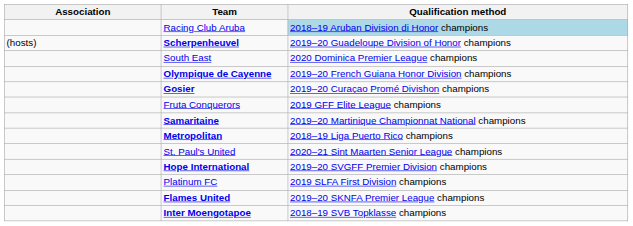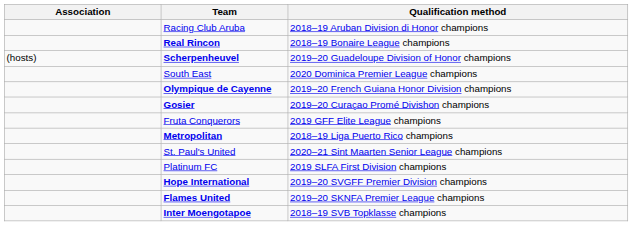(389, 27) lightblue background -> (389, 27) no background
+ row: (192, 43)
- row: (191, 120)
rows swapped: (190, 182) <-> (206, 167)
